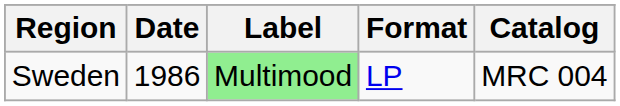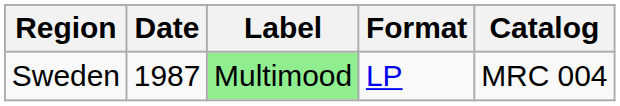(167, 75) 1986 -> (167, 75) 1987
